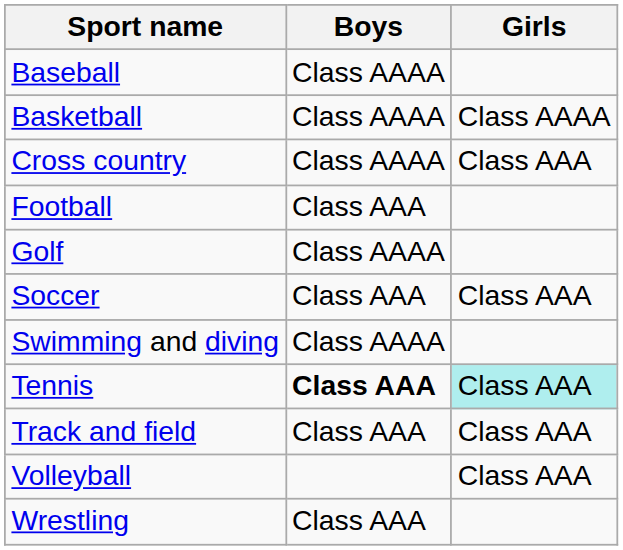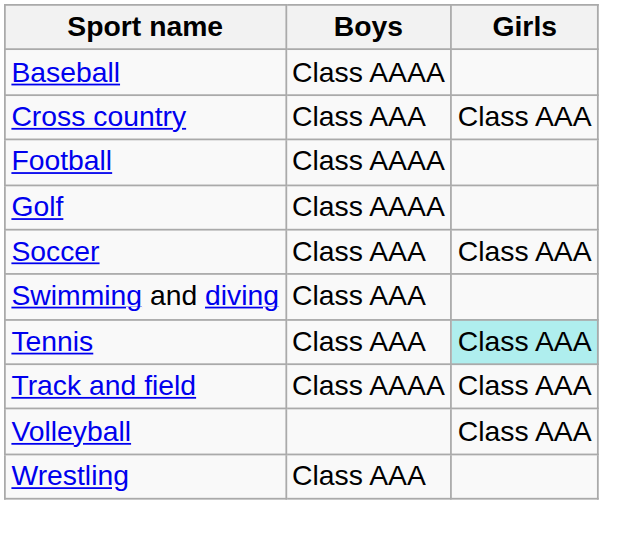- row: (77, 116)
(368, 161) Class AAAA -> (359, 116) Class AAA
(359, 206) Class AAA -> (368, 161) Class AAAA
(368, 341) Class AAAA -> (359, 296) Class AAA
(364, 386) bold -> (359, 341) normal
(359, 431) Class AAA -> (368, 386) Class AAAA
